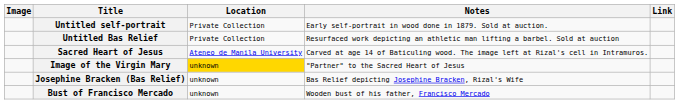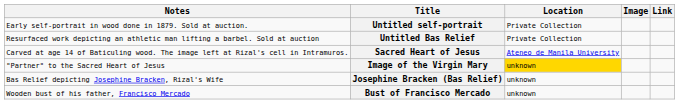columns swapped: (19, 11) <-> (477, 11)
